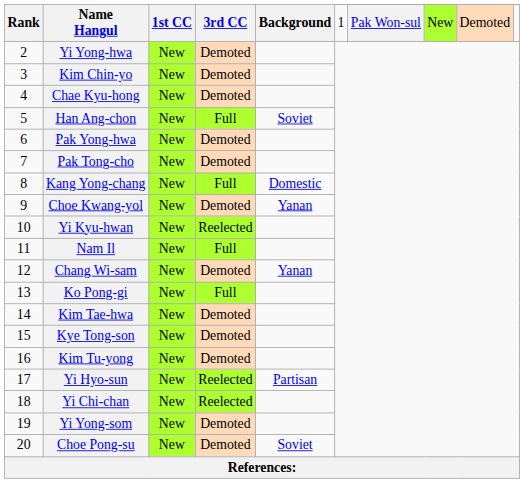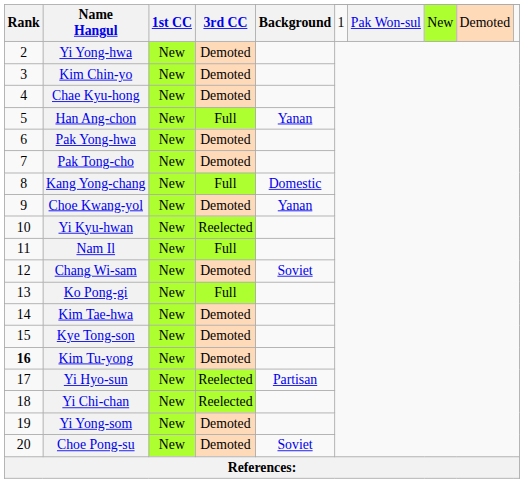(295, 118) Soviet -> (295, 118) Yanan
(295, 270) Yanan -> (295, 270) Soviet
(24, 358) normal -> (24, 358) bold
